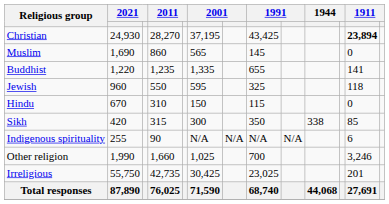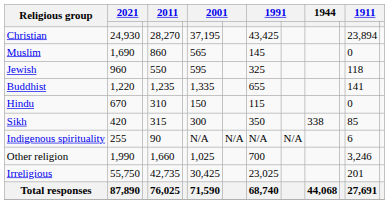(362, 35) bold -> (362, 35) normal
rows swapped: (26, 69) <-> (22, 87)
